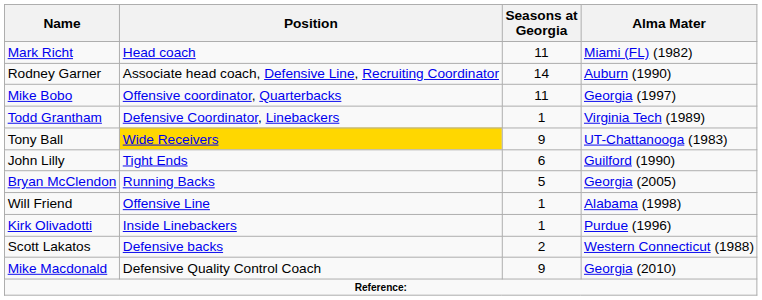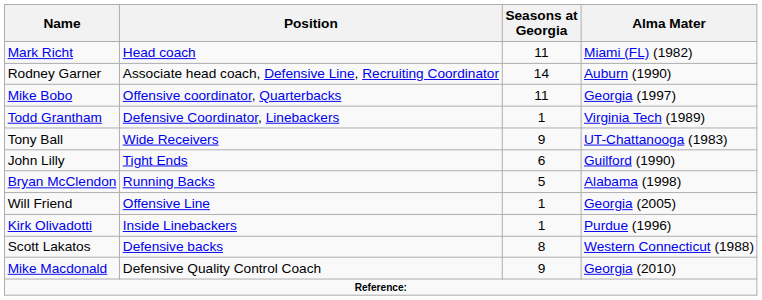(171, 139) gold background -> (171, 139) no background
(630, 182) Georgia (2005) -> (633, 182) Alabama (1998)
(633, 204) Alabama (1998) -> (630, 204) Georgia (2005)
(541, 247) 2 -> (541, 247) 8
